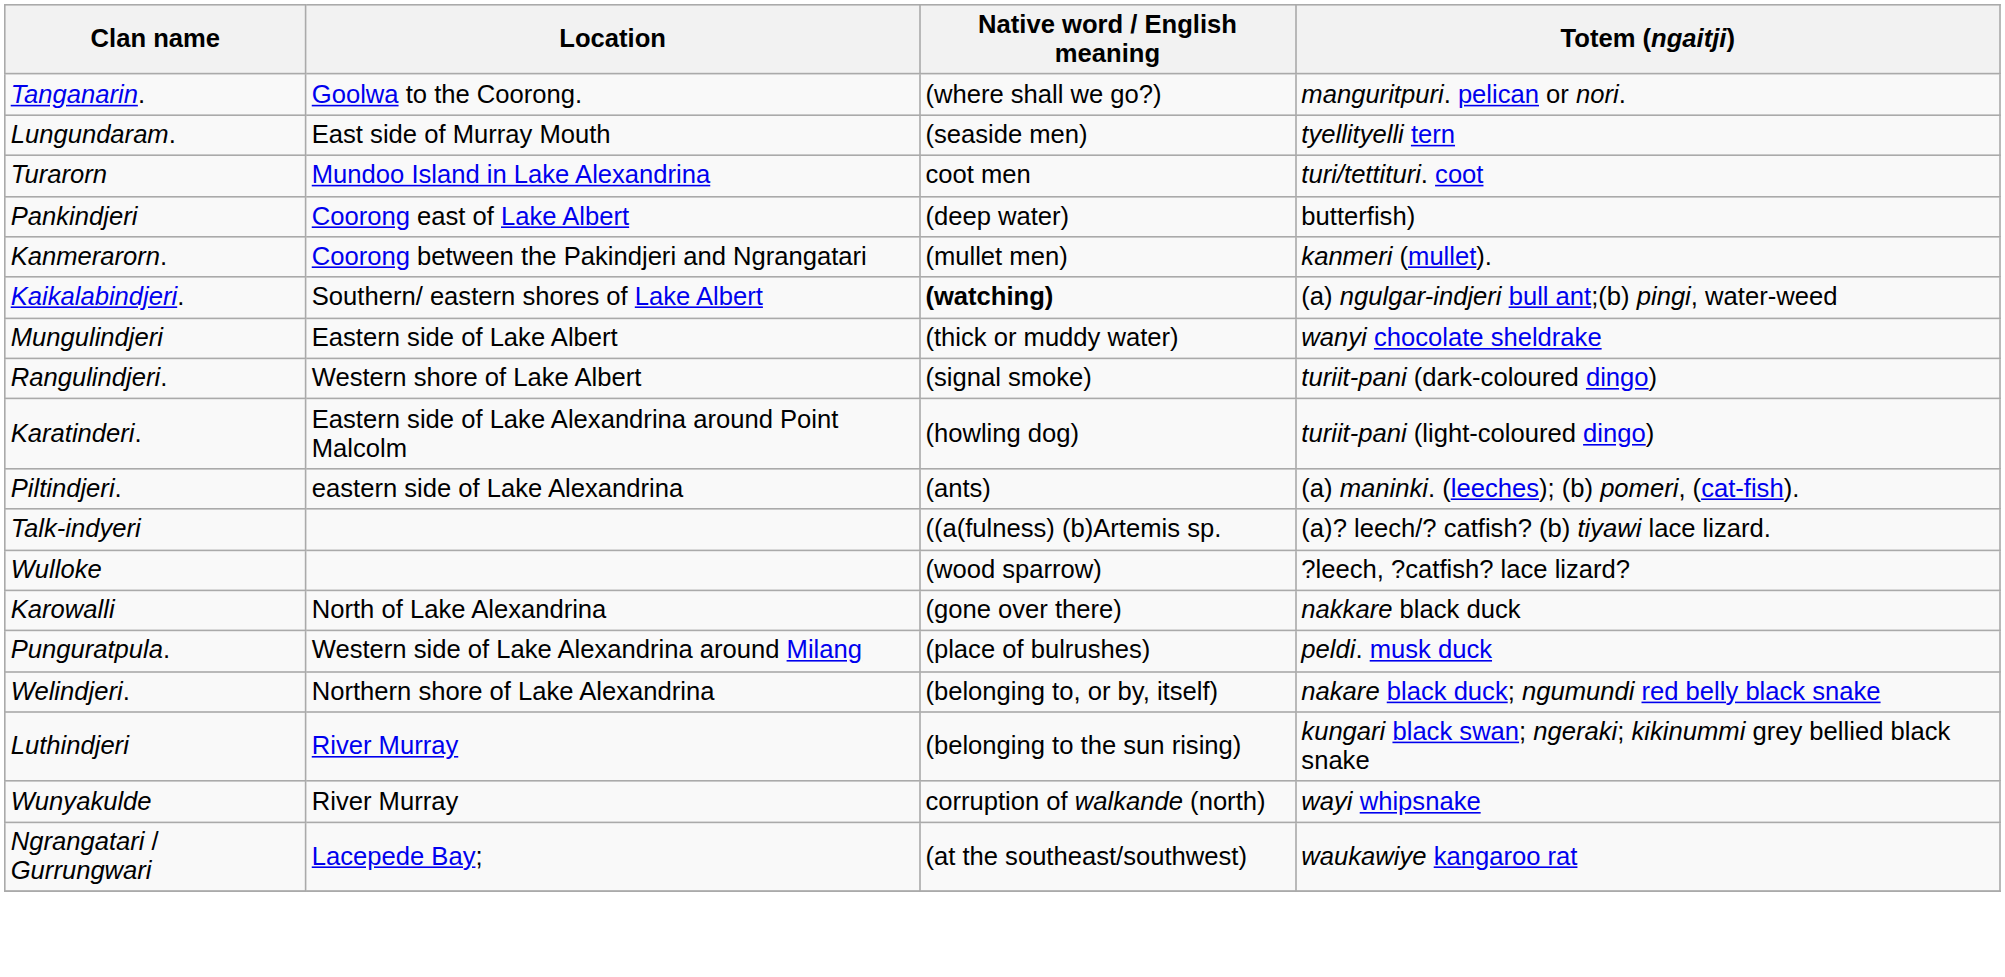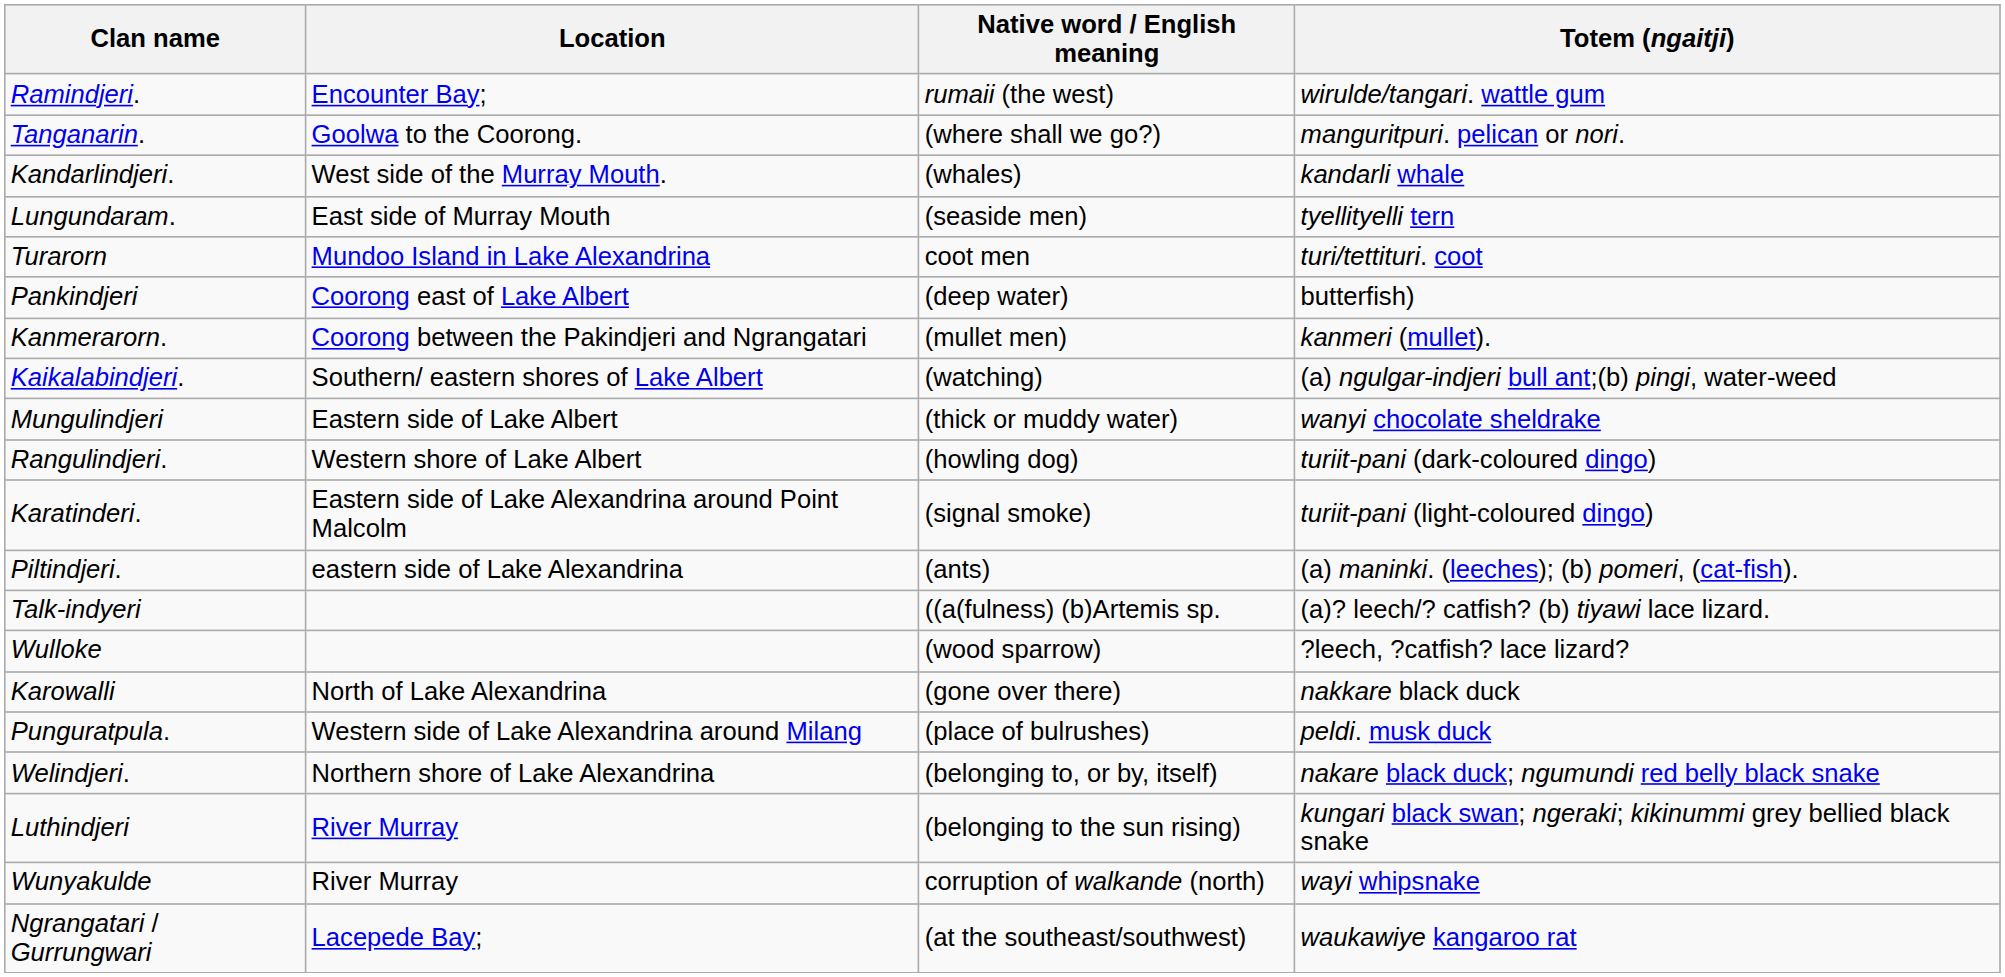+ row: (75, 94)
+ row: (93, 175)
(989, 297) bold -> (984, 378) normal
(1009, 378) (signal smoke) -> (1002, 459) (howling dog)
(1002, 433) (howling dog) -> (1008, 514) (signal smoke)
